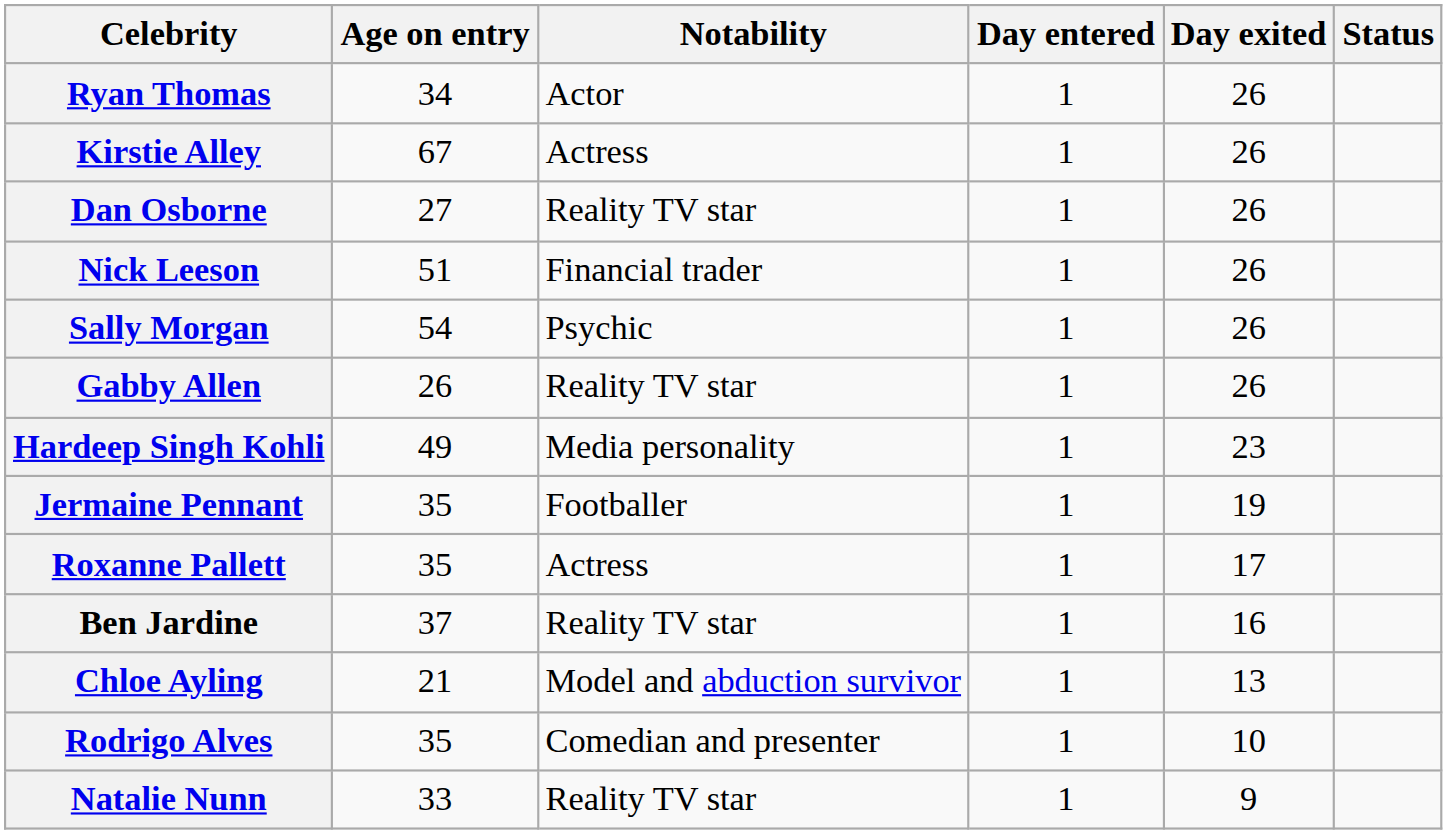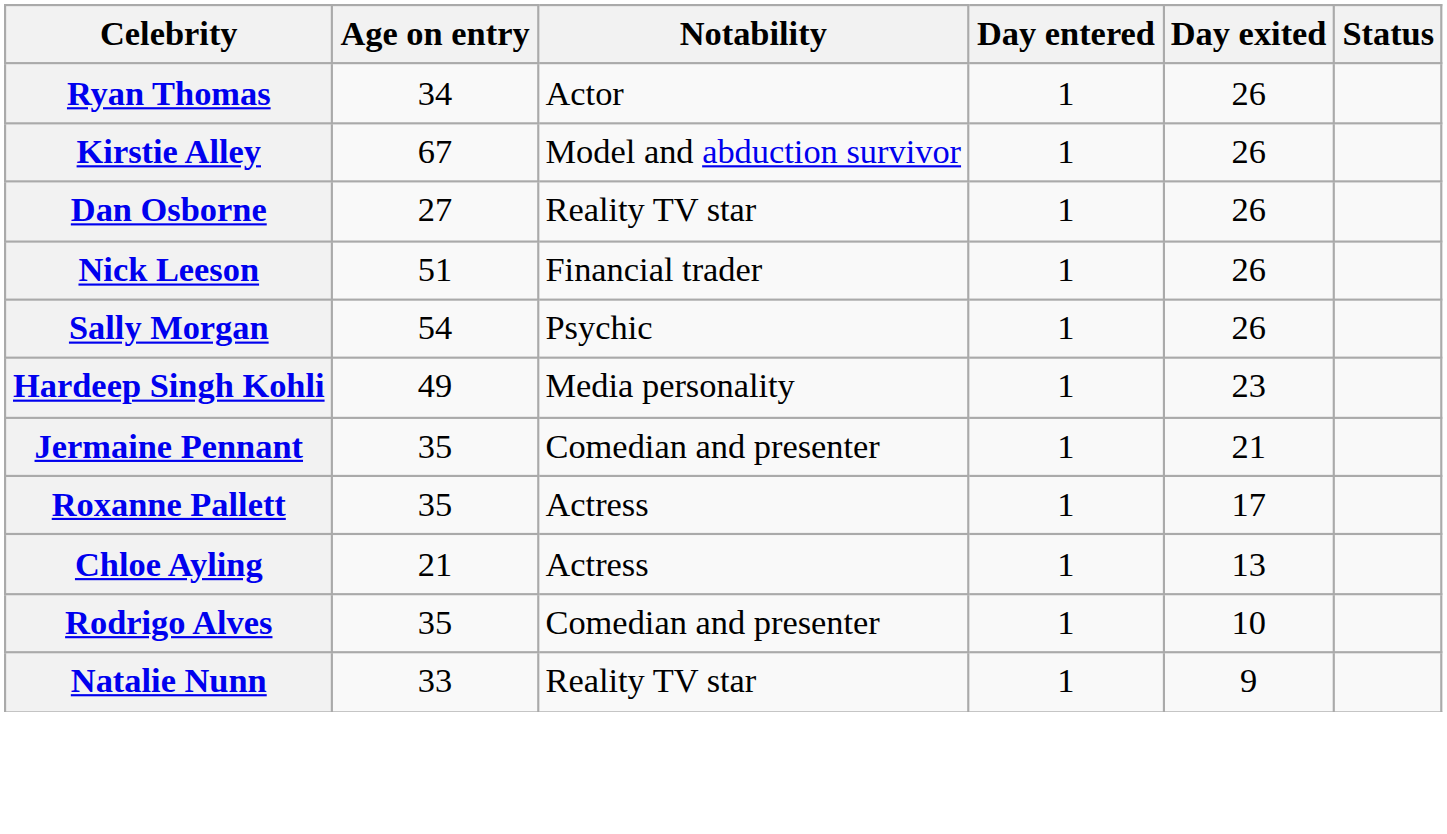(597, 151) Actress -> (753, 151) Model and abduction survivor
- row: (169, 387)
(616, 504) Footballer -> (713, 445) Comedian and presenter
(1249, 504) 19 -> (1249, 445) 21
- row: (169, 622)
(753, 681) Model and abduction survivor -> (597, 563) Actress
